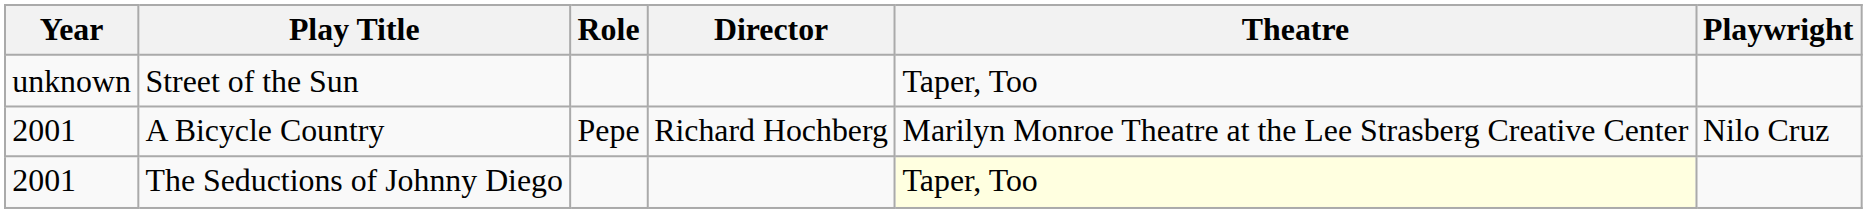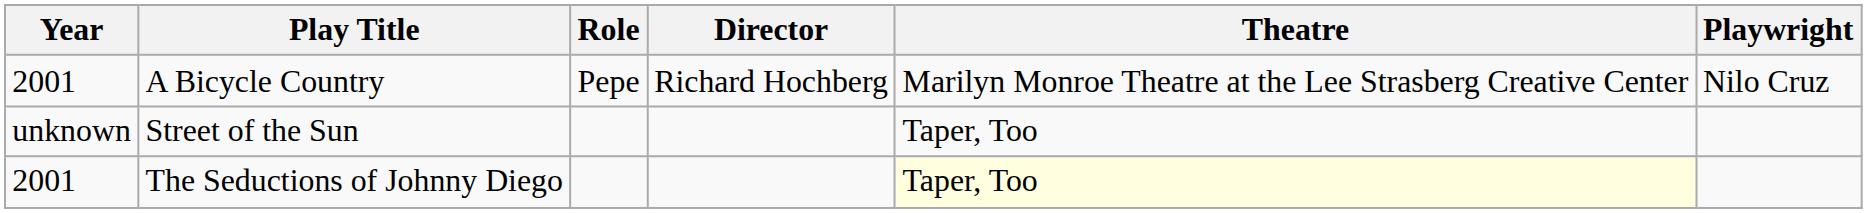rows swapped: (265, 130) <-> (252, 80)
